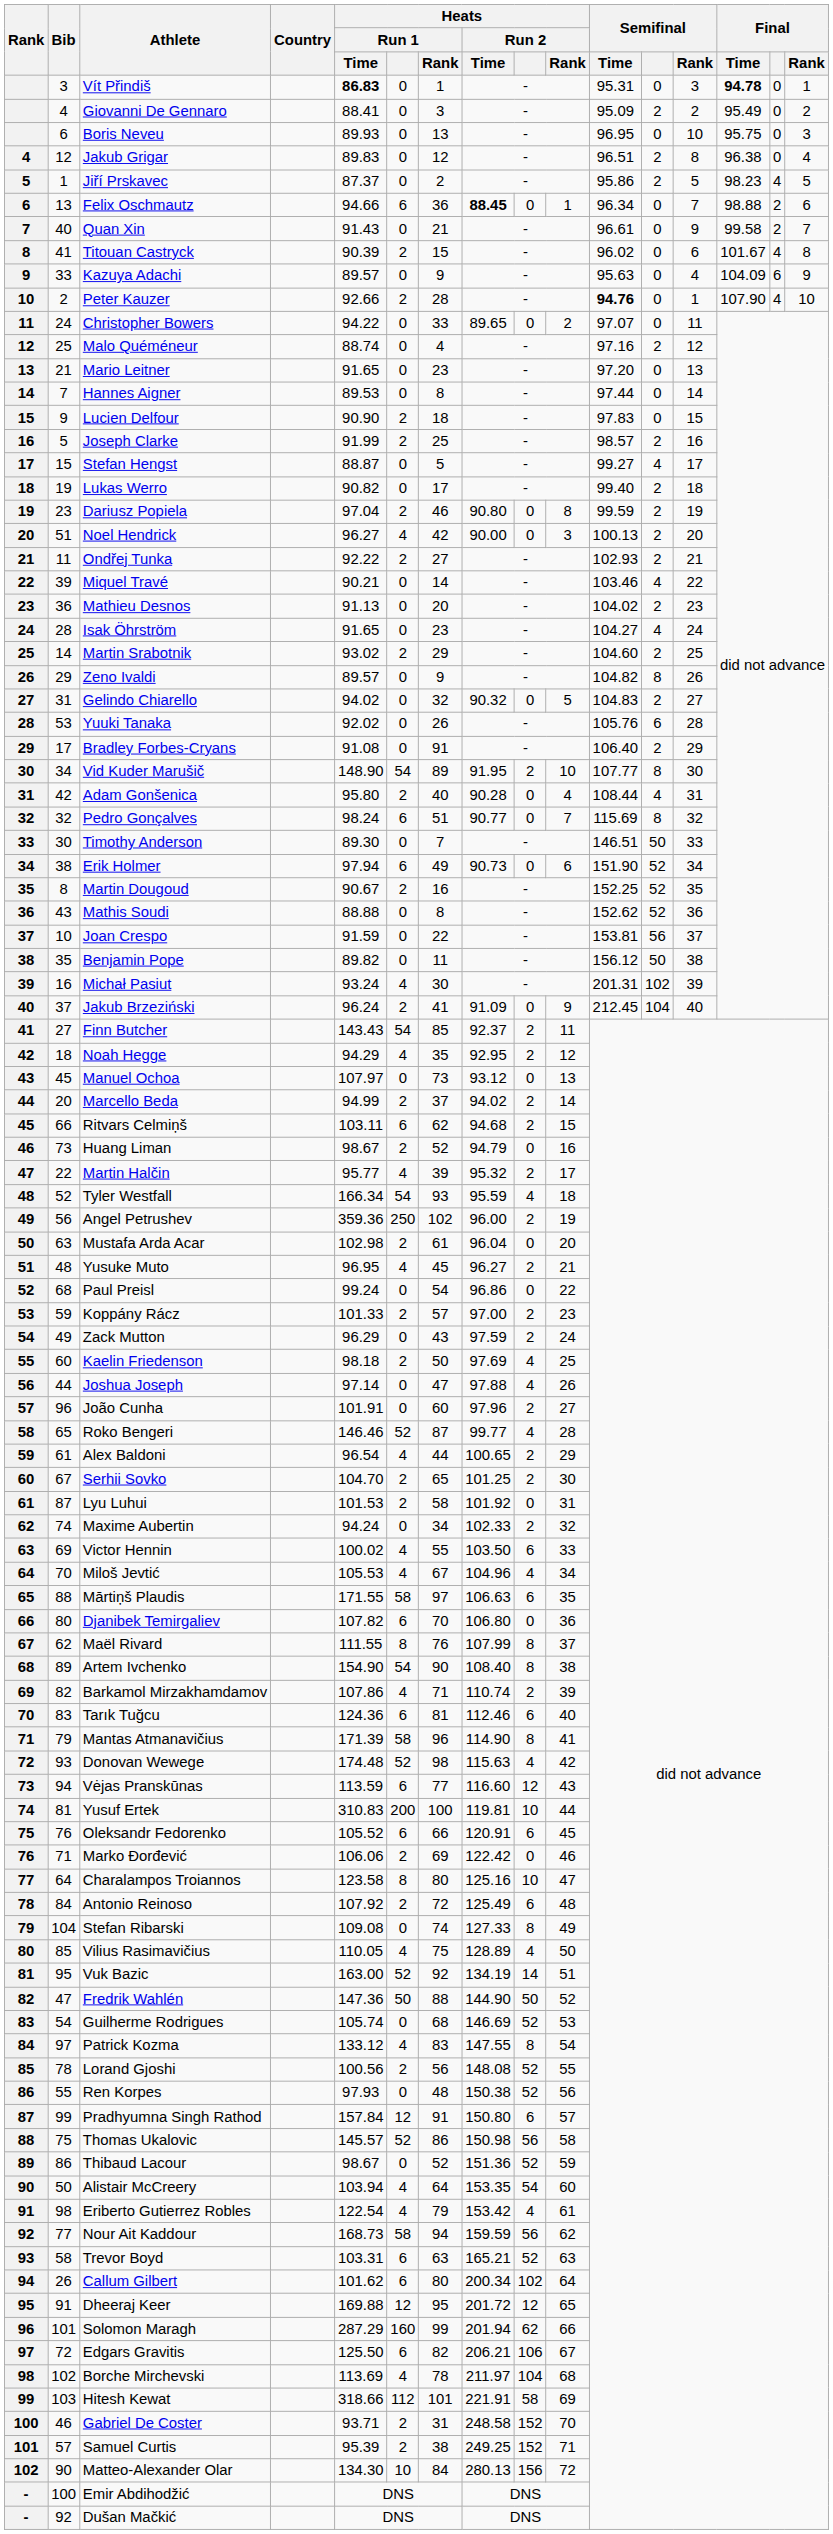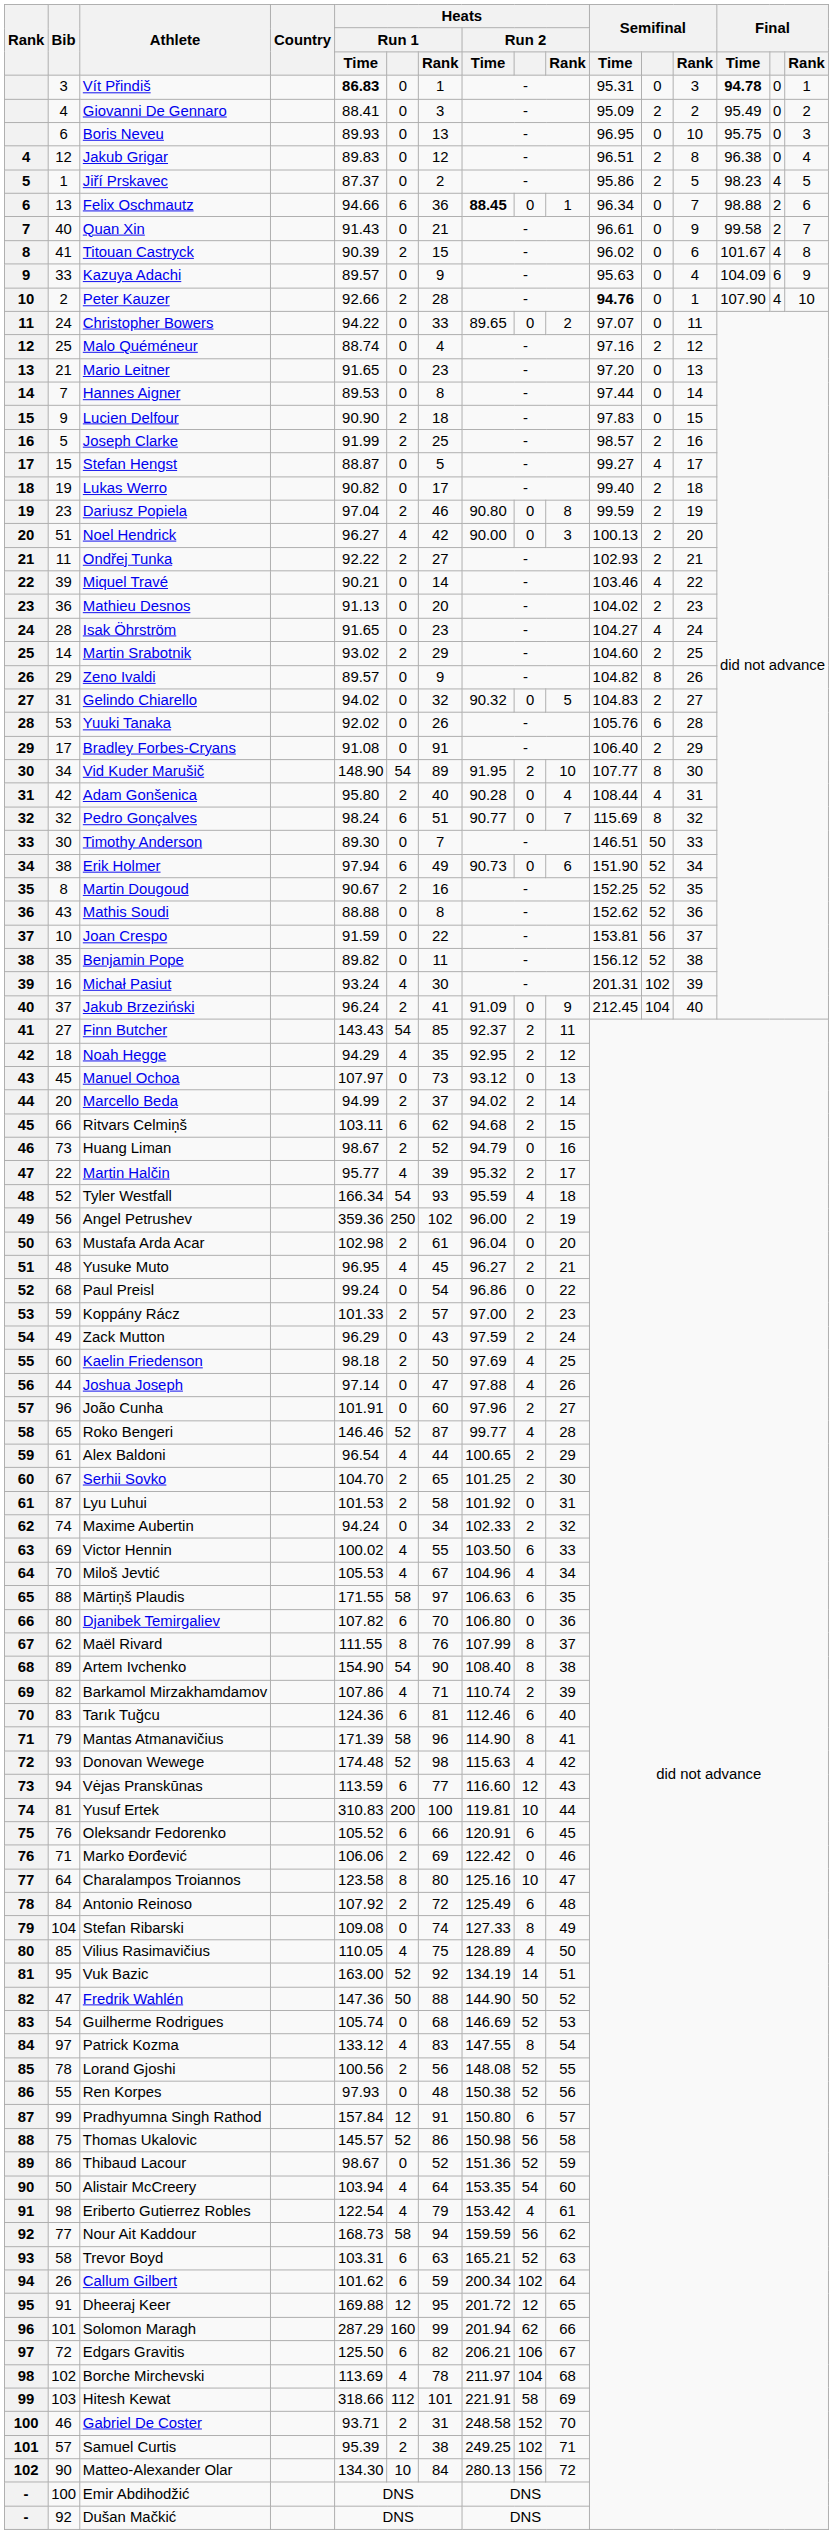(657, 960) 50 -> (657, 960) 52
(440, 2281) 80 -> (440, 2281) 59
(530, 2446) 152 -> (530, 2446) 102
